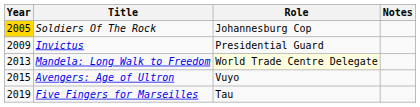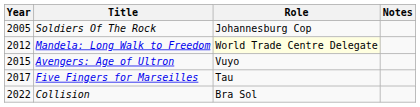(19, 29) gold background -> (19, 29) no background
- row: (60, 45)
(19, 61) 2013 -> (19, 45) 2012
(19, 94) 2019 -> (19, 78) 2017
+ row: (63, 94)
